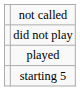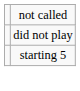- row: (43, 55)
